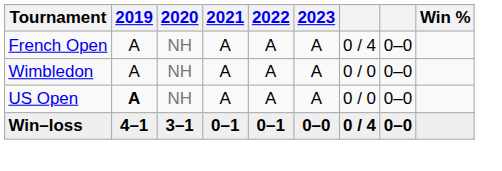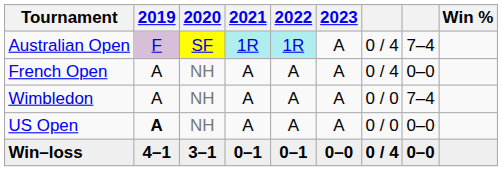+ row: (69, 44)
(398, 71) 0–0 -> (421, 98) 7–4
